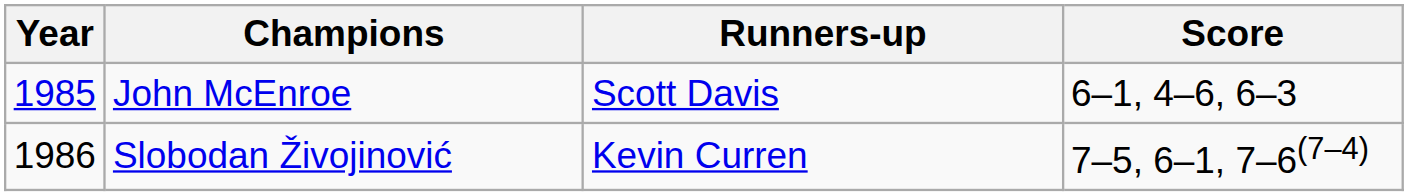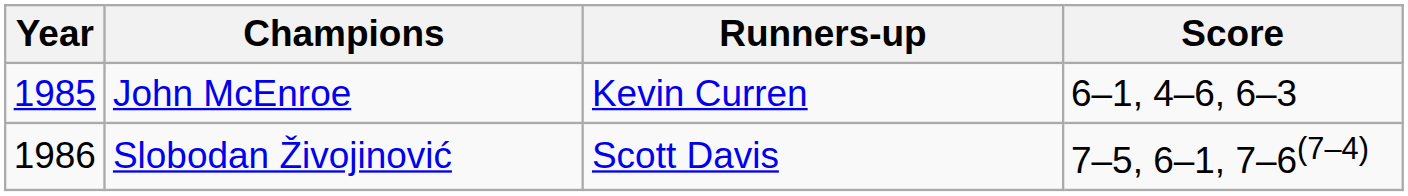(685, 92) Scott Davis -> (700, 92) Kevin Curren
(700, 156) Kevin Curren -> (685, 156) Scott Davis
